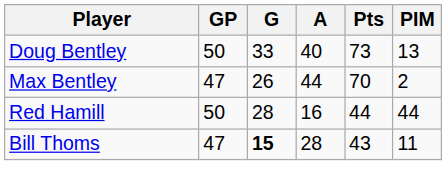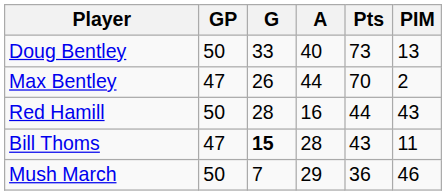(408, 112) 44 -> (408, 112) 43
+ row: (63, 174)
